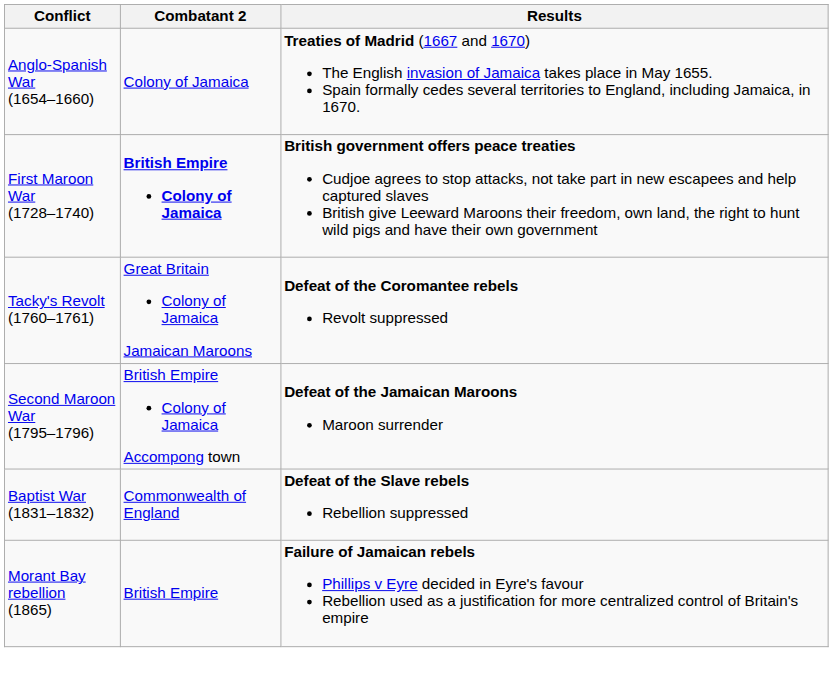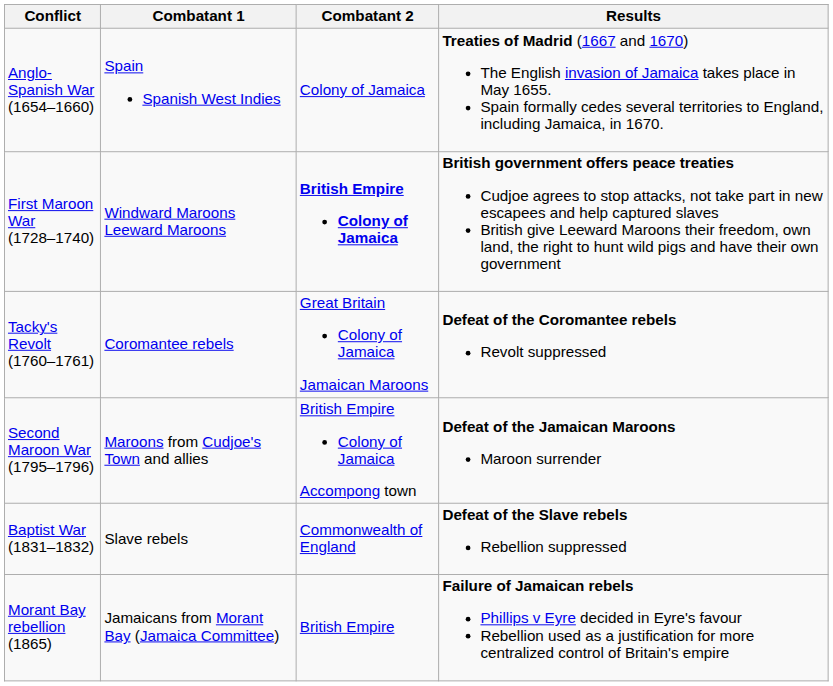+ column: (199, 16)
